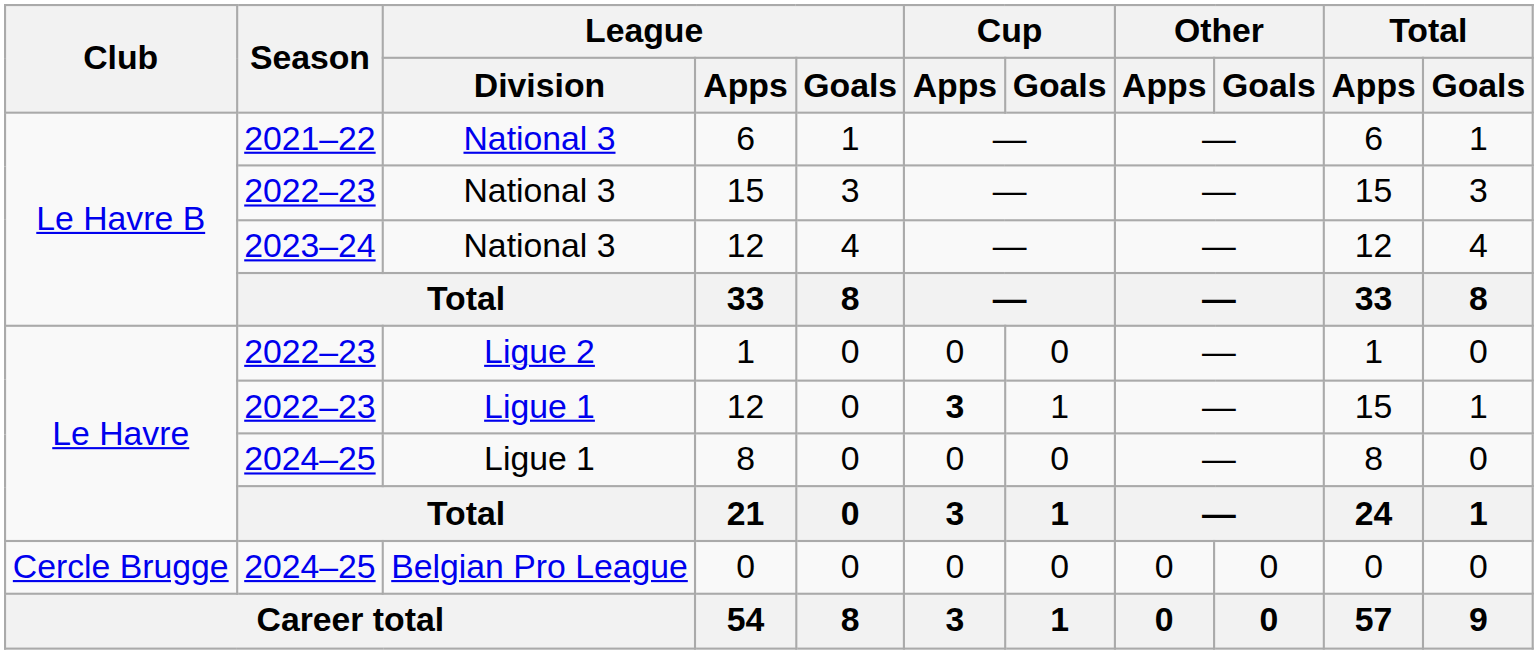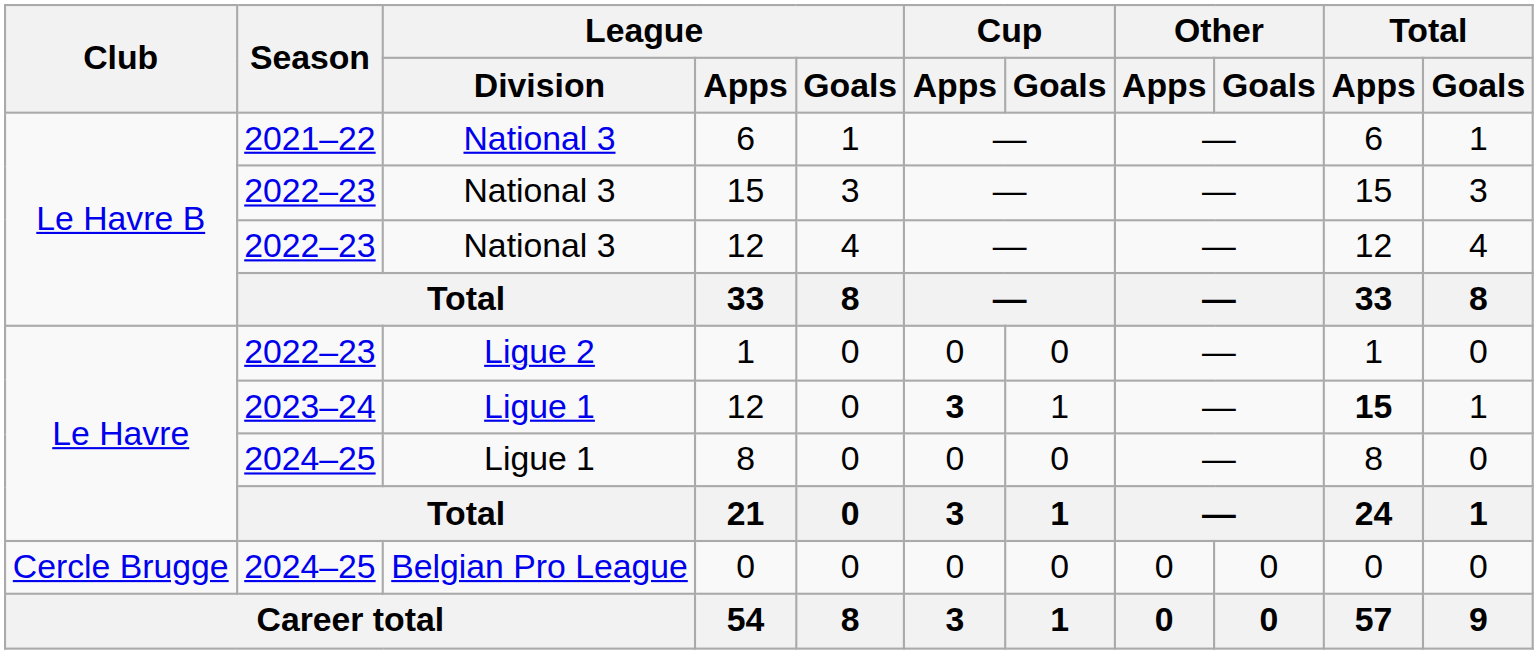(310, 245) 2023–24 -> (310, 245) 2022–23
(310, 406) 2022–23 -> (310, 406) 2023–24
(1374, 406) normal -> (1374, 406) bold
